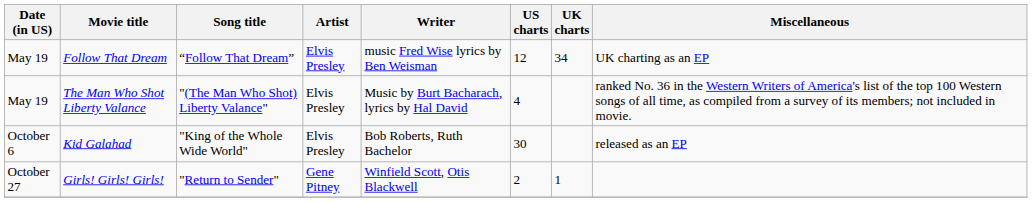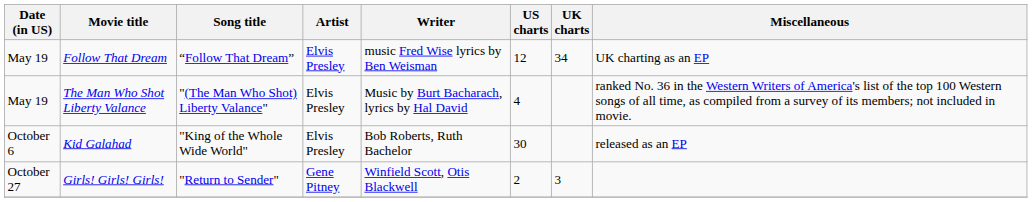(558, 179) 1 -> (558, 179) 3
